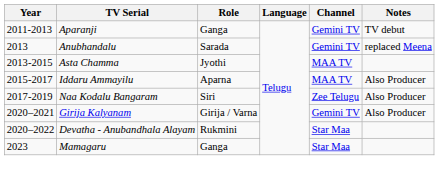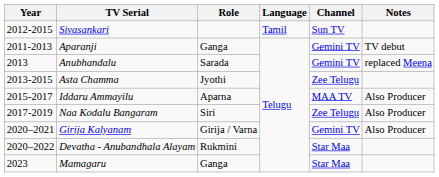+ row: (84, 29)
(332, 63) MAA TV -> (335, 79) Zee Telugu
